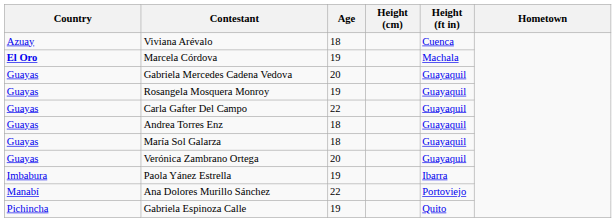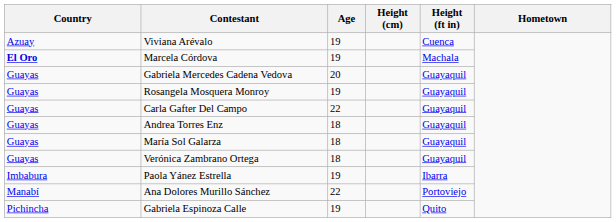(335, 41) 18 -> (335, 41) 19
(335, 158) 20 -> (335, 158) 18
